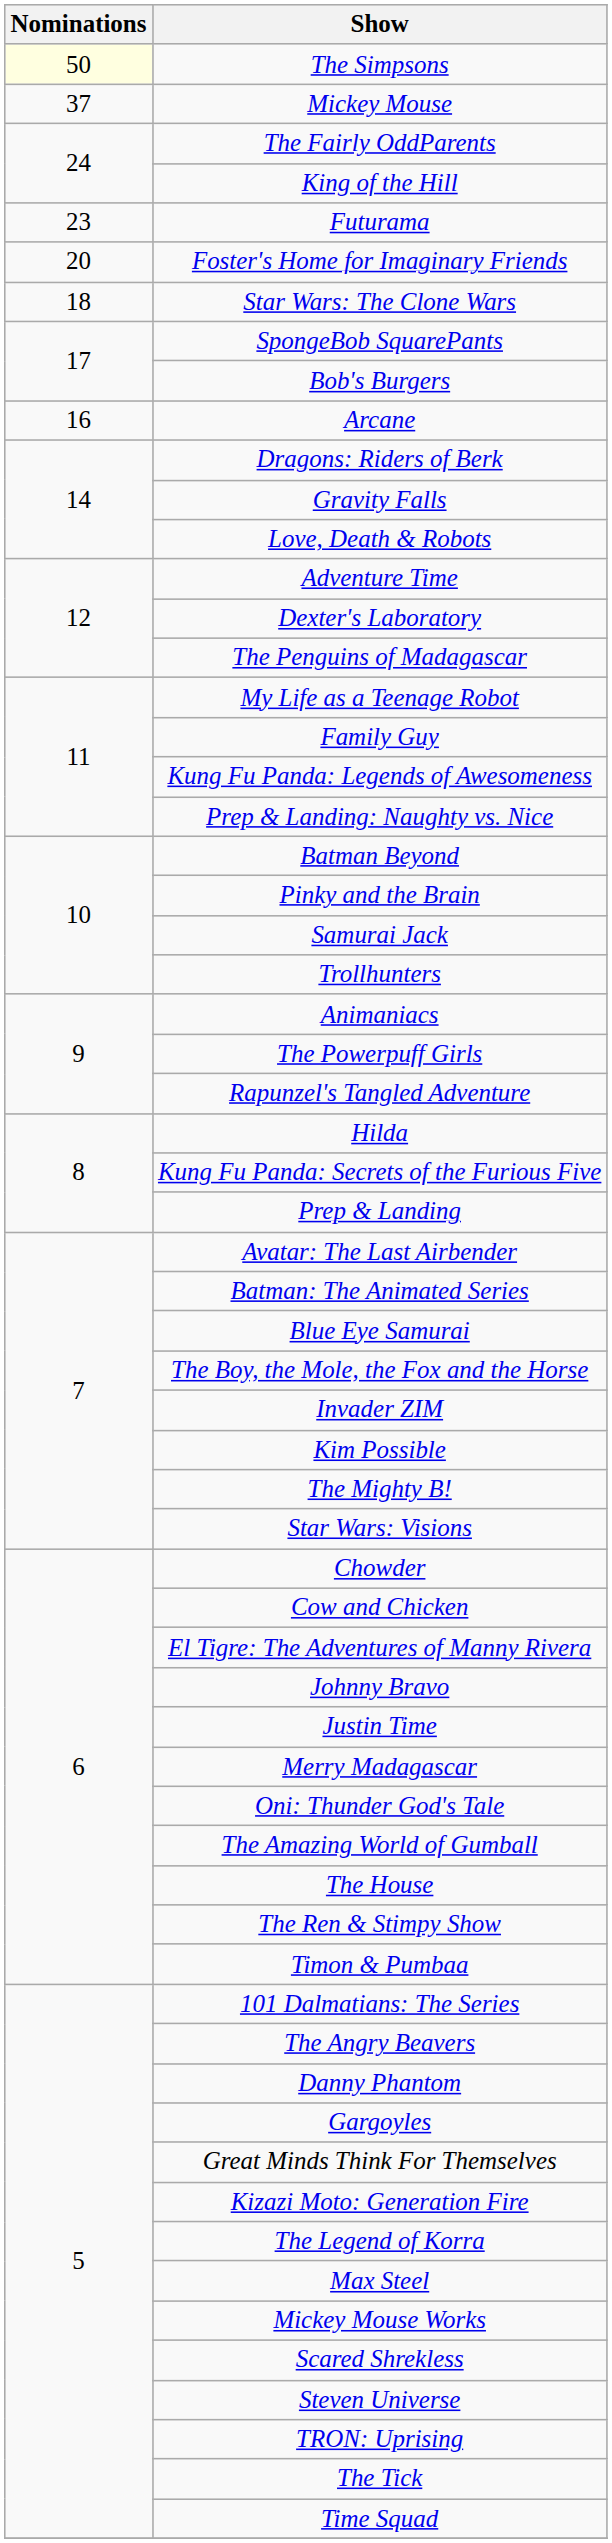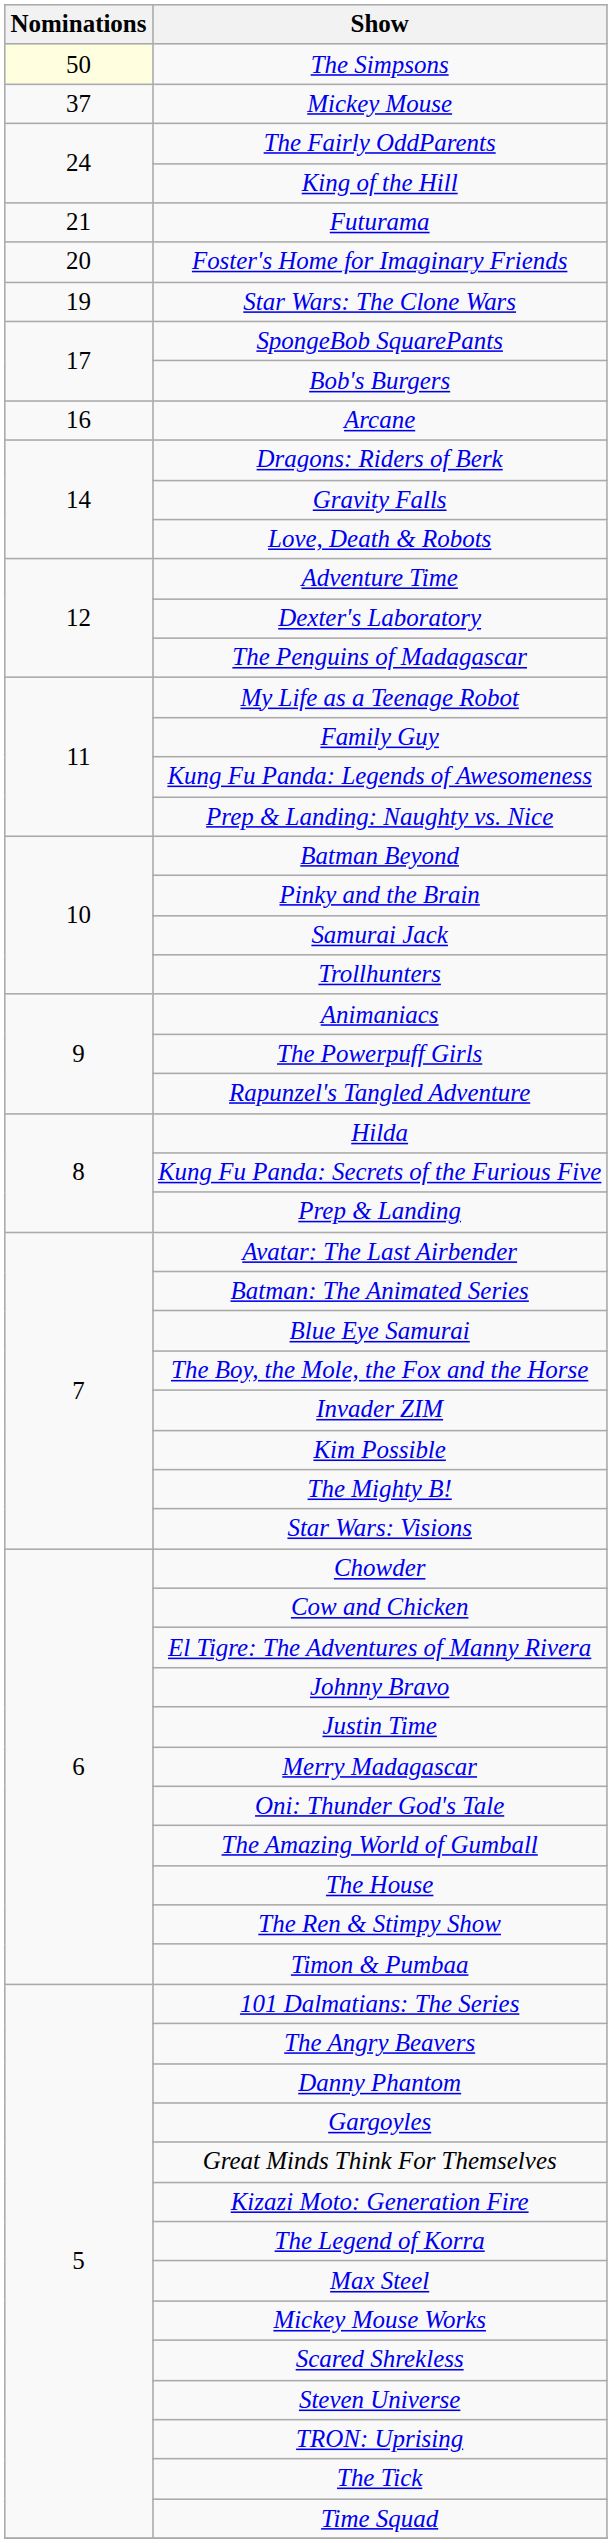(78, 222) 23 -> (78, 222) 21
(78, 301) 18 -> (78, 301) 19
